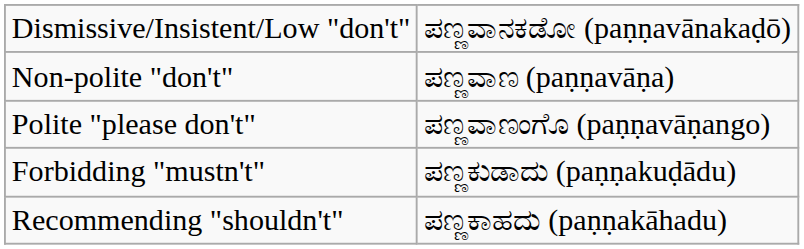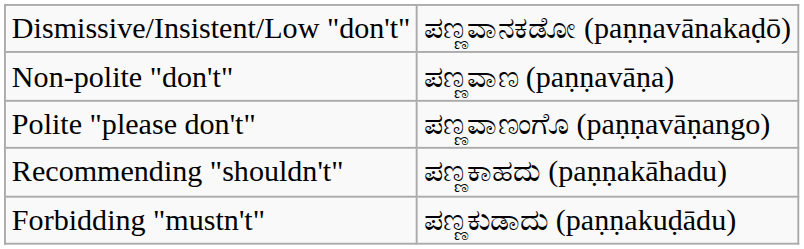rows swapped: (178, 219) <-> (138, 171)
